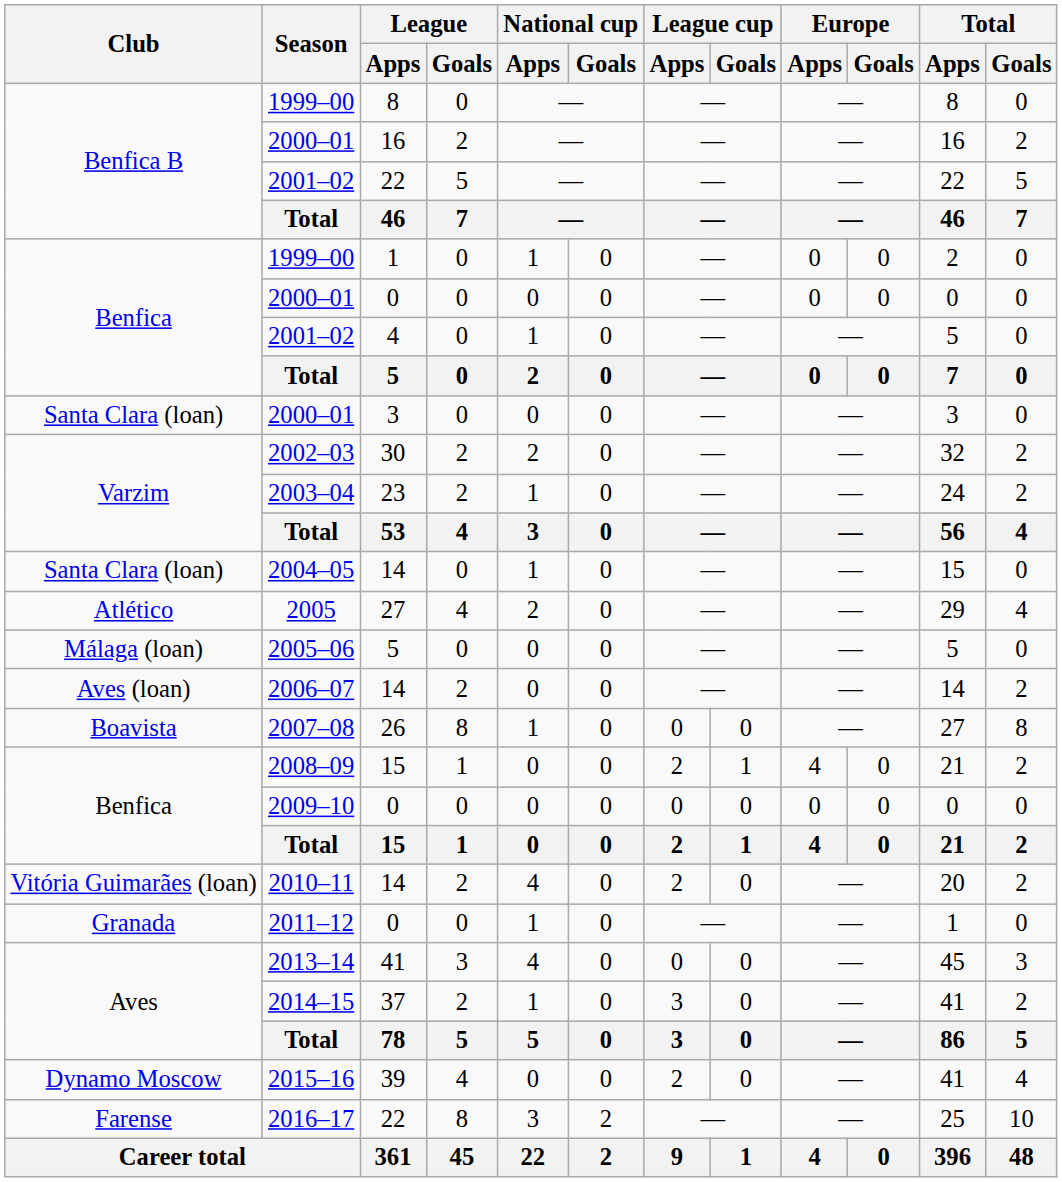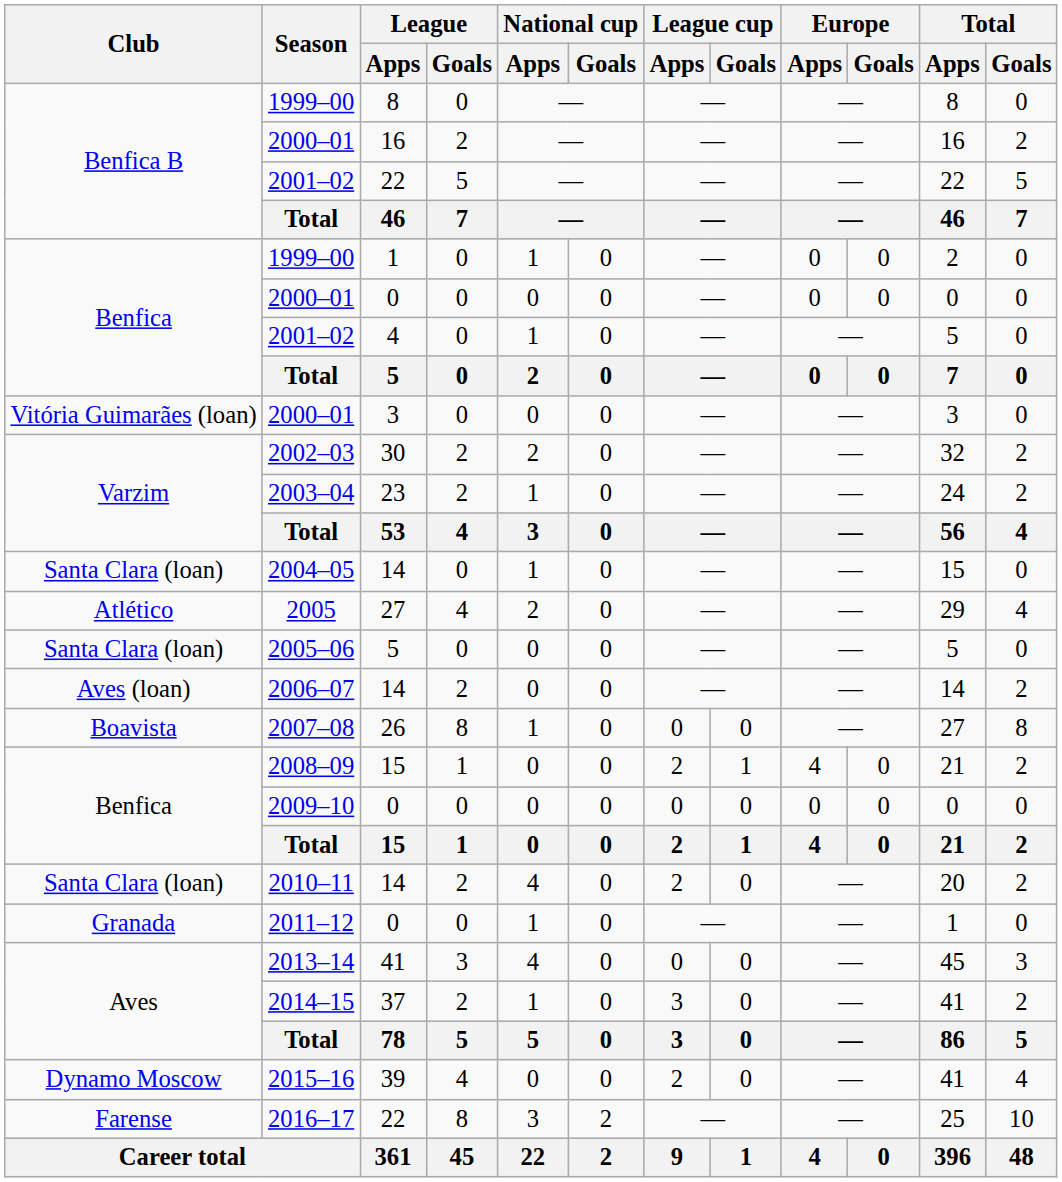(134, 414) Santa Clara (loan) -> (134, 414) Vitória Guimarães (loan)
(134, 649) Málaga (loan) -> (134, 649) Santa Clara (loan)
(134, 883) Vitória Guimarães (loan) -> (134, 883) Santa Clara (loan)
